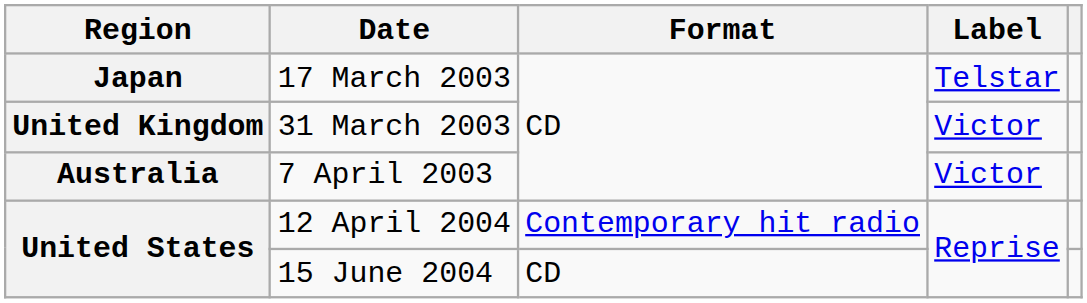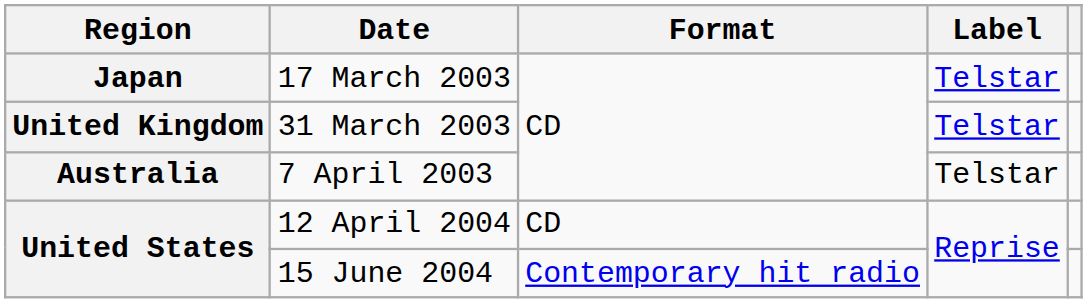(988, 127) Victor -> (997, 127) Telstar
(988, 176) Victor -> (997, 176) Telstar
(723, 224) Contemporary hit radio -> (543, 224) CD
(543, 273) CD -> (723, 273) Contemporary hit radio
